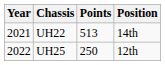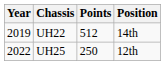(19, 32) 2021 -> (19, 32) 2019
(89, 32) 513 -> (89, 32) 512
